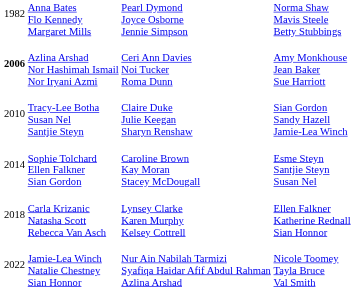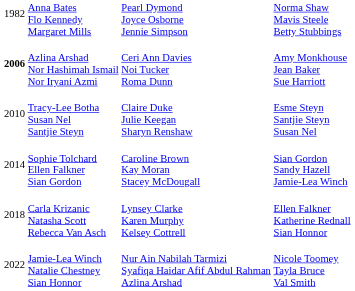(311, 120) Sian Gordon Sandy Hazell Jamie-Lea Winch -> (302, 120) Esme Steyn Santjie Steyn Susan Nel
(302, 170) Esme Steyn Santjie Steyn Susan Nel -> (311, 170) Sian Gordon Sandy Hazell Jamie-Lea Winch
